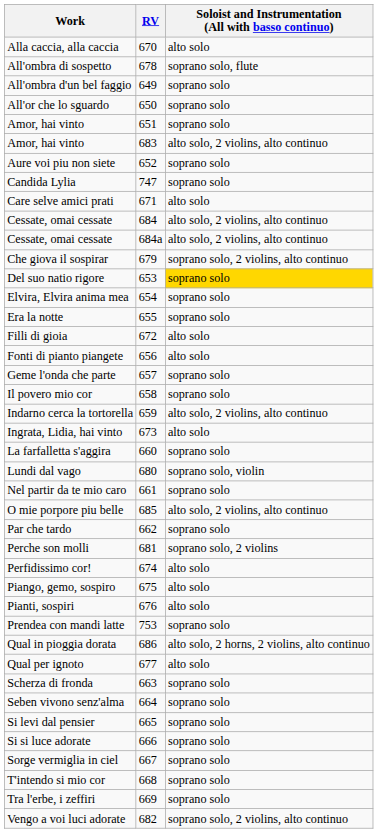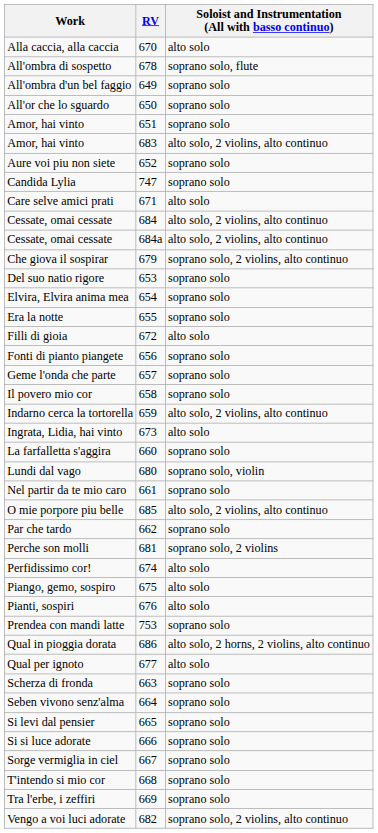(199, 278) gold background -> (199, 278) no background
(189, 355) alto solo -> (199, 355) soprano solo
